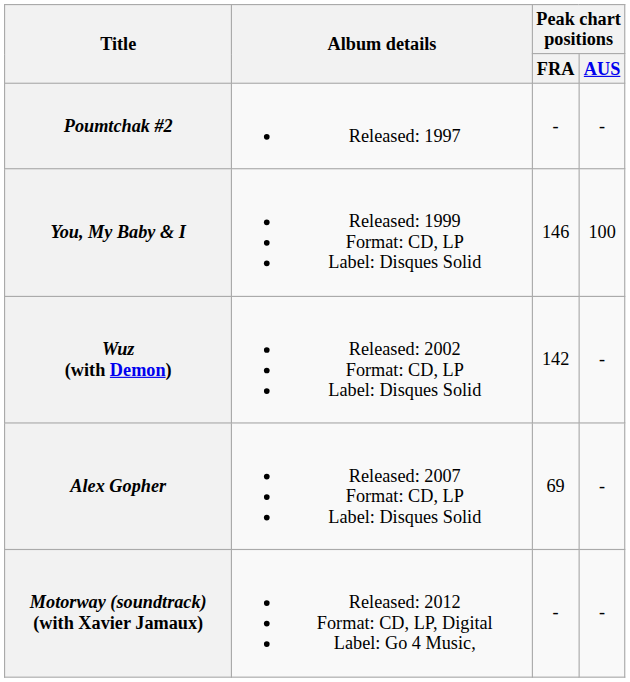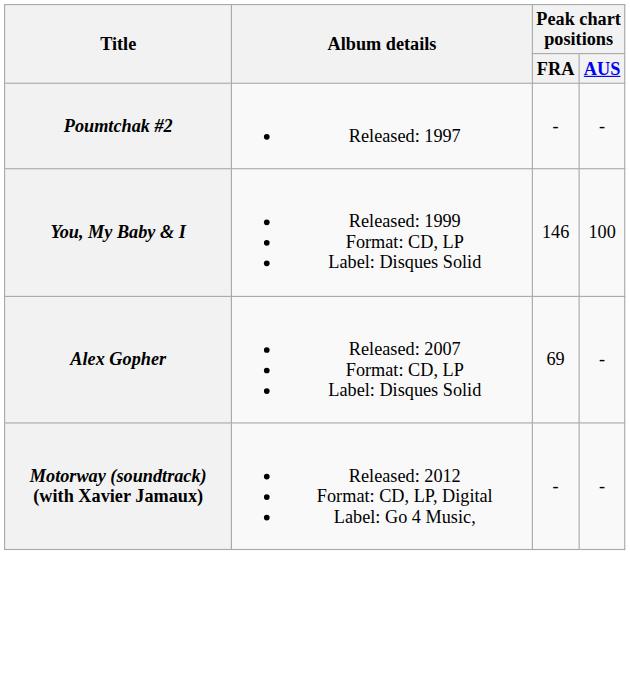- row: (118, 359)
